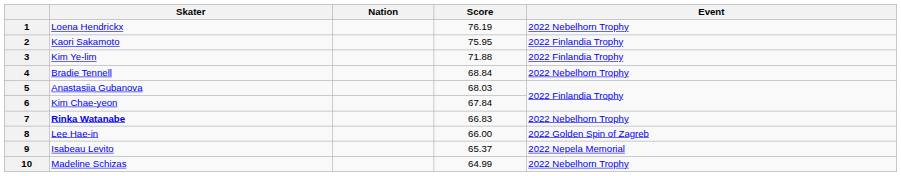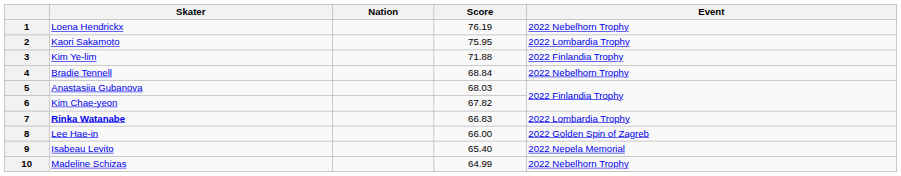(576, 42) 2022 Finlandia Trophy -> (579, 42) 2022 Lombardia Trophy
(480, 103) 67.84 -> (480, 103) 67.82
(579, 118) 2022 Nebelhorn Trophy -> (579, 118) 2022 Lombardia Trophy
(480, 149) 65.37 -> (480, 149) 65.40
